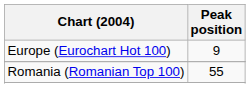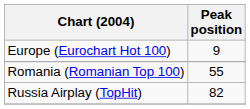+ row: (75, 93)
